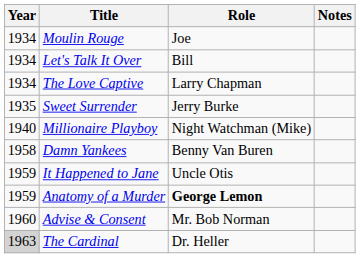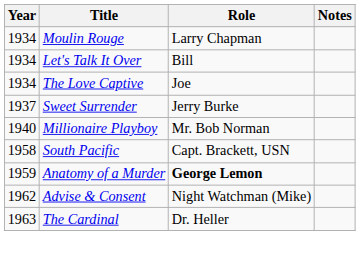(181, 38) Joe -> (217, 38) Larry Chapman
(217, 83) Larry Chapman -> (181, 83) Joe
(22, 106) 1935 -> (22, 106) 1937
(241, 128) Night Watchman (Mike) -> (221, 128) Mr. Bob Norman
+ row: (81, 151)
- row: (85, 151)
- row: (101, 173)
(22, 219) 1960 -> (22, 196) 1962
(221, 219) Mr. Bob Norman -> (241, 196) Night Watchman (Mike)
(22, 241) lightgrey background -> (22, 219) no background
